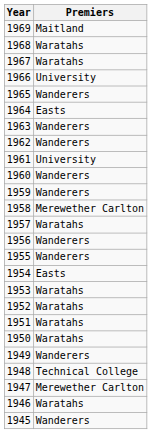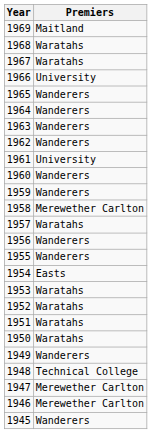(51, 110) Easts -> (63, 110) Wanderers
(60, 404) Waratahs -> (90, 404) Merewether Carlton
